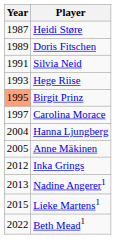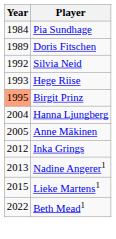+ row: (63, 30)
- row: (58, 30)
(18, 64) 1991 -> (18, 64) 1992
- row: (69, 115)
